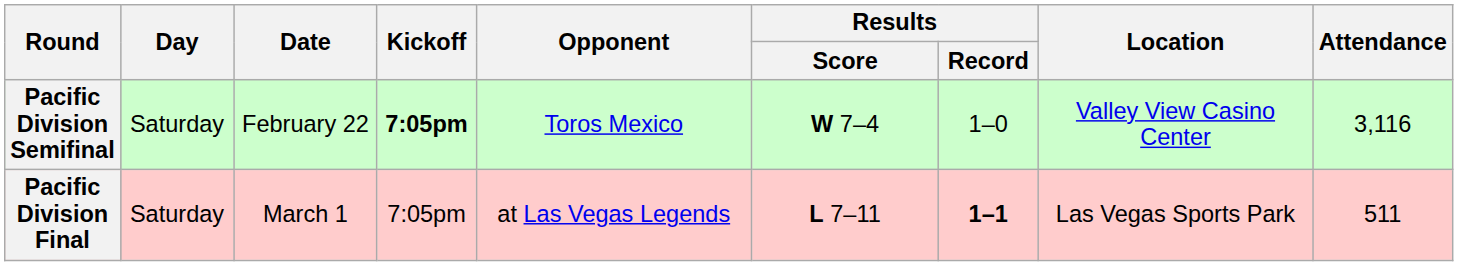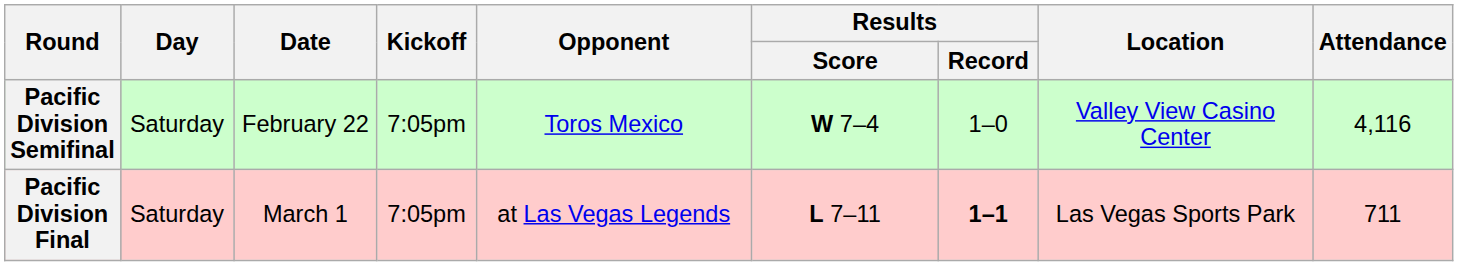(427, 124) bold -> (427, 124) normal
(1383, 124) 3,116 -> (1383, 124) 4,116
(1383, 214) 511 -> (1383, 214) 711
